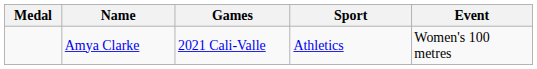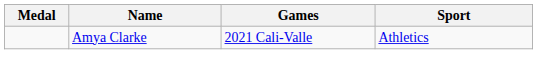- column: (472, 15)
